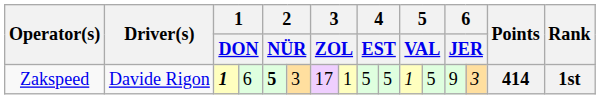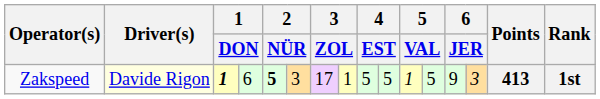(159, 78) no background -> (159, 78) lightyellow background
(516, 78) 414 -> (516, 78) 413
